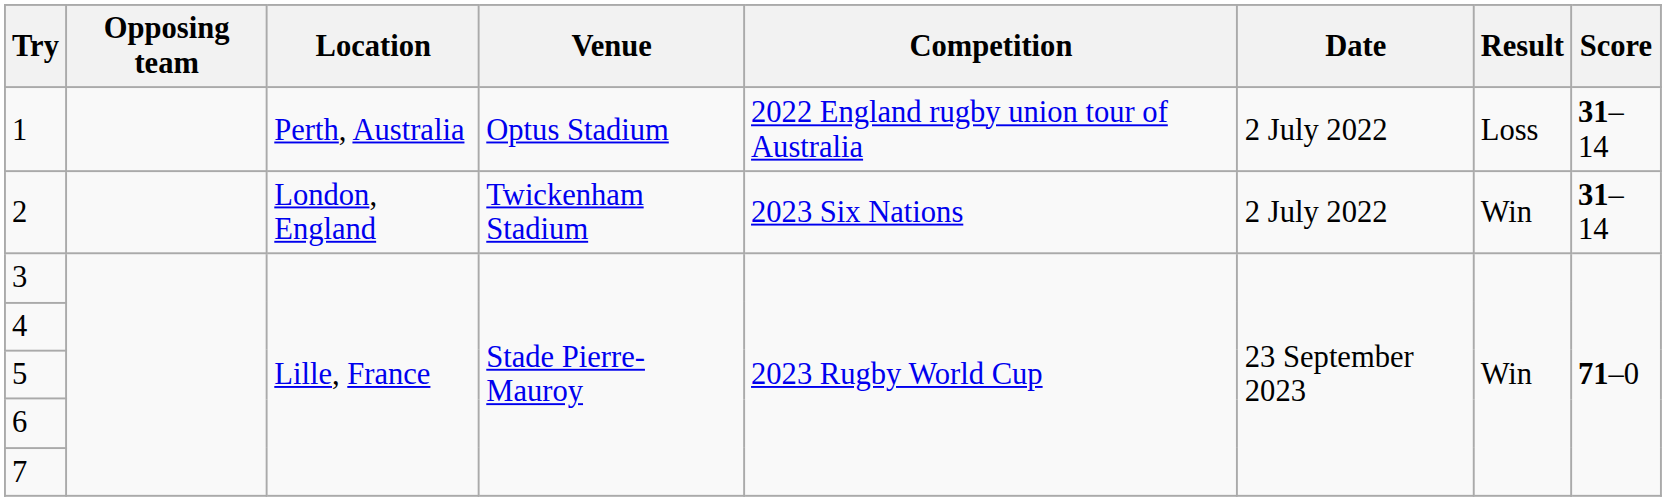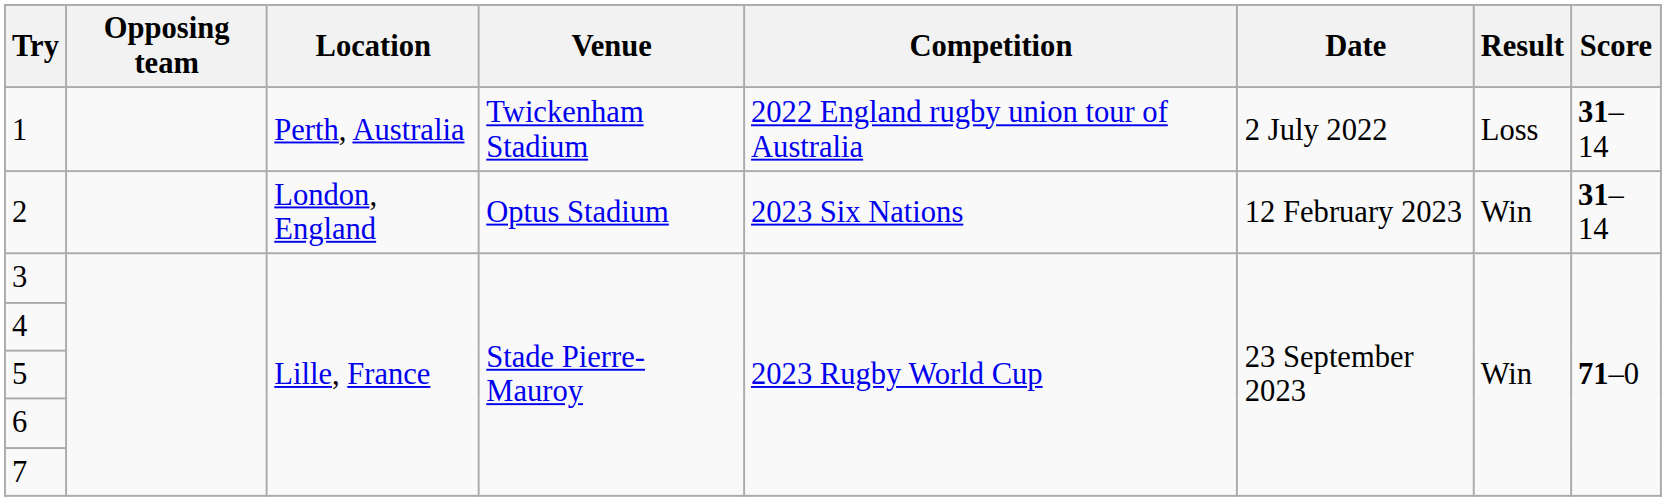(578, 128) Optus Stadium -> (565, 128) Twickenham Stadium
(565, 211) Twickenham Stadium -> (578, 211) Optus Stadium
(1316, 211) 2 July 2022 -> (1353, 211) 12 February 2023
